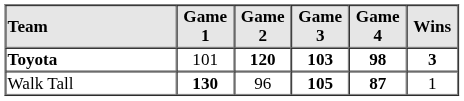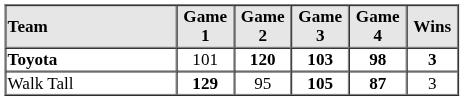(205, 83) 130 -> (205, 83) 129
(263, 83) 96 -> (263, 83) 95
(432, 83) 1 -> (432, 83) 3
